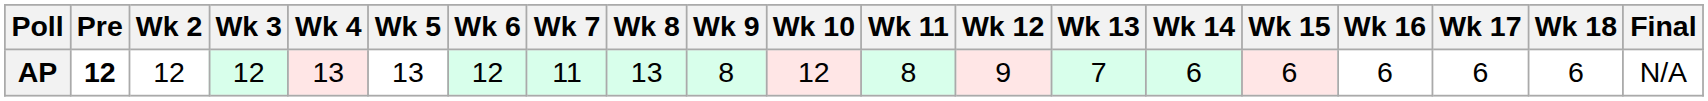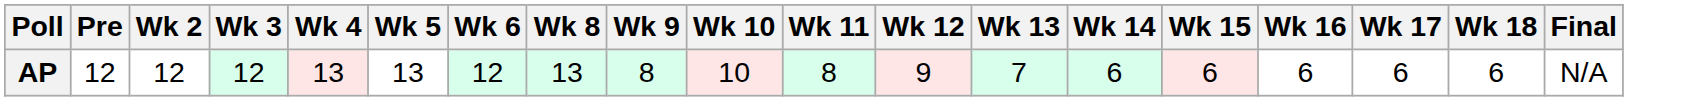- column: (567, 27)
(100, 72) bold -> (100, 72) normal
(814, 72) 12 -> (734, 72) 10
